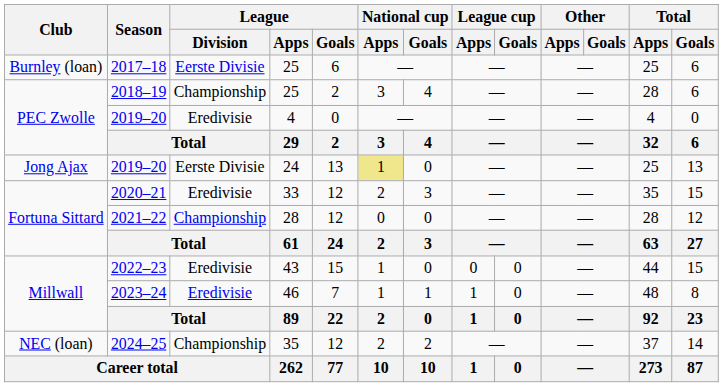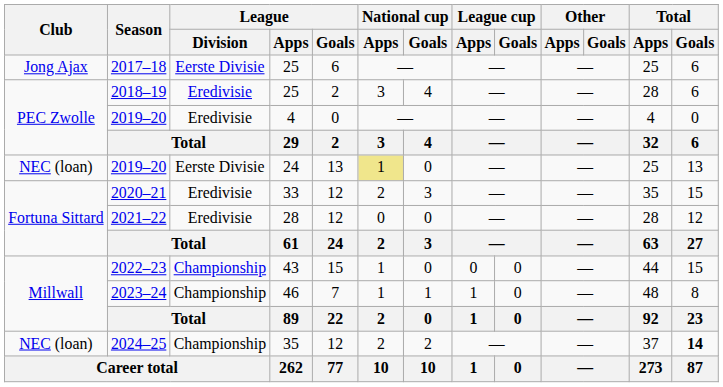(56, 67) Burnley (loan) -> (56, 67) Jong Ajax
(220, 92) Championship -> (220, 92) Eredivisie
(56, 167) Jong Ajax -> (56, 167) NEC (loan)
(220, 218) Championship -> (220, 218) Eredivisie
(220, 268) Eredivisie -> (220, 268) Championship
(220, 293) Eredivisie -> (220, 293) Championship
(695, 343) normal -> (695, 343) bold
